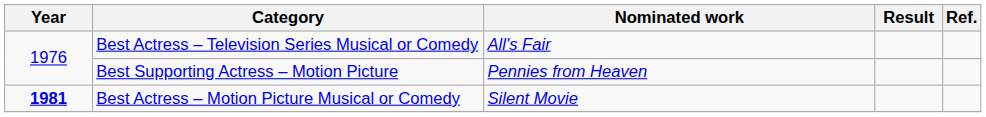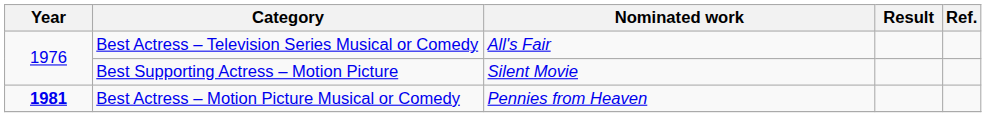(567, 71) Pennies from Heaven -> (533, 71) Silent Movie
(533, 97) Silent Movie -> (567, 97) Pennies from Heaven
